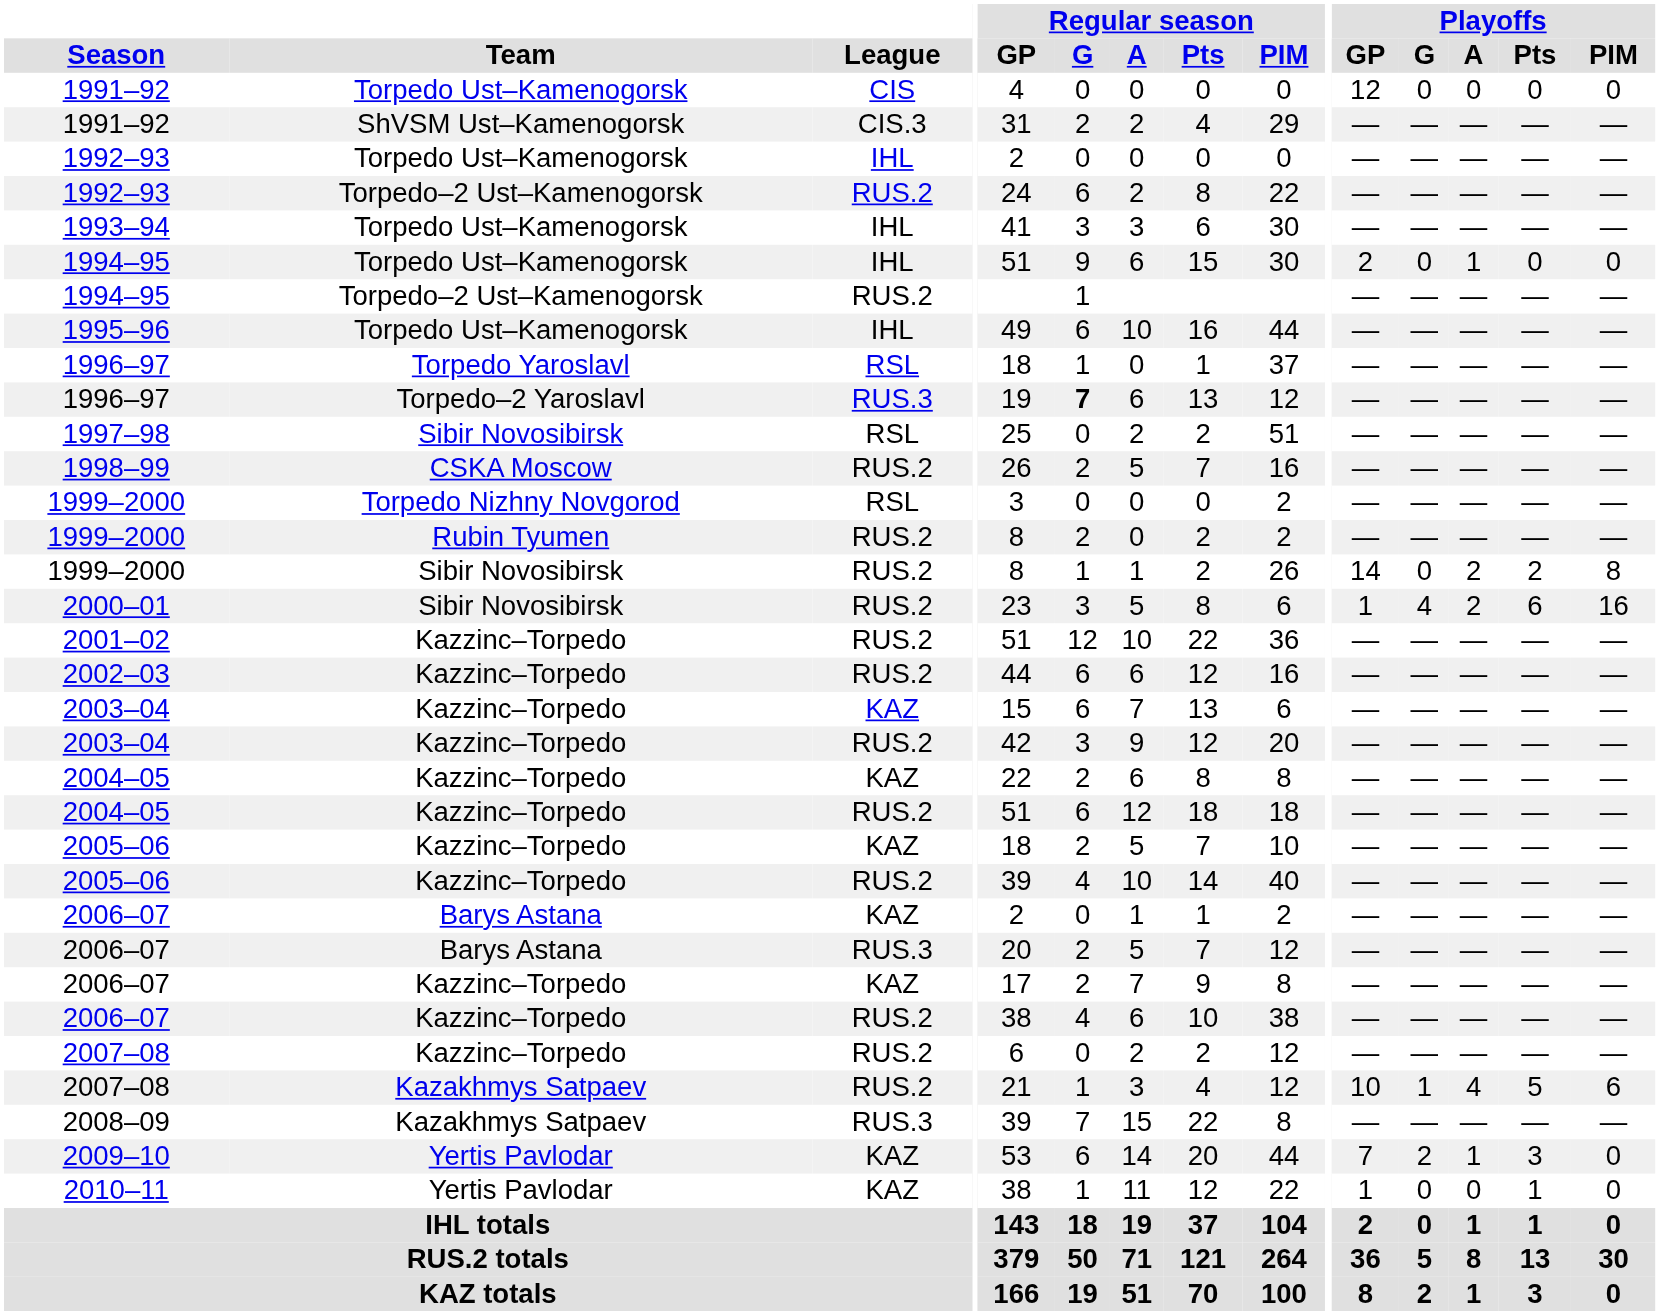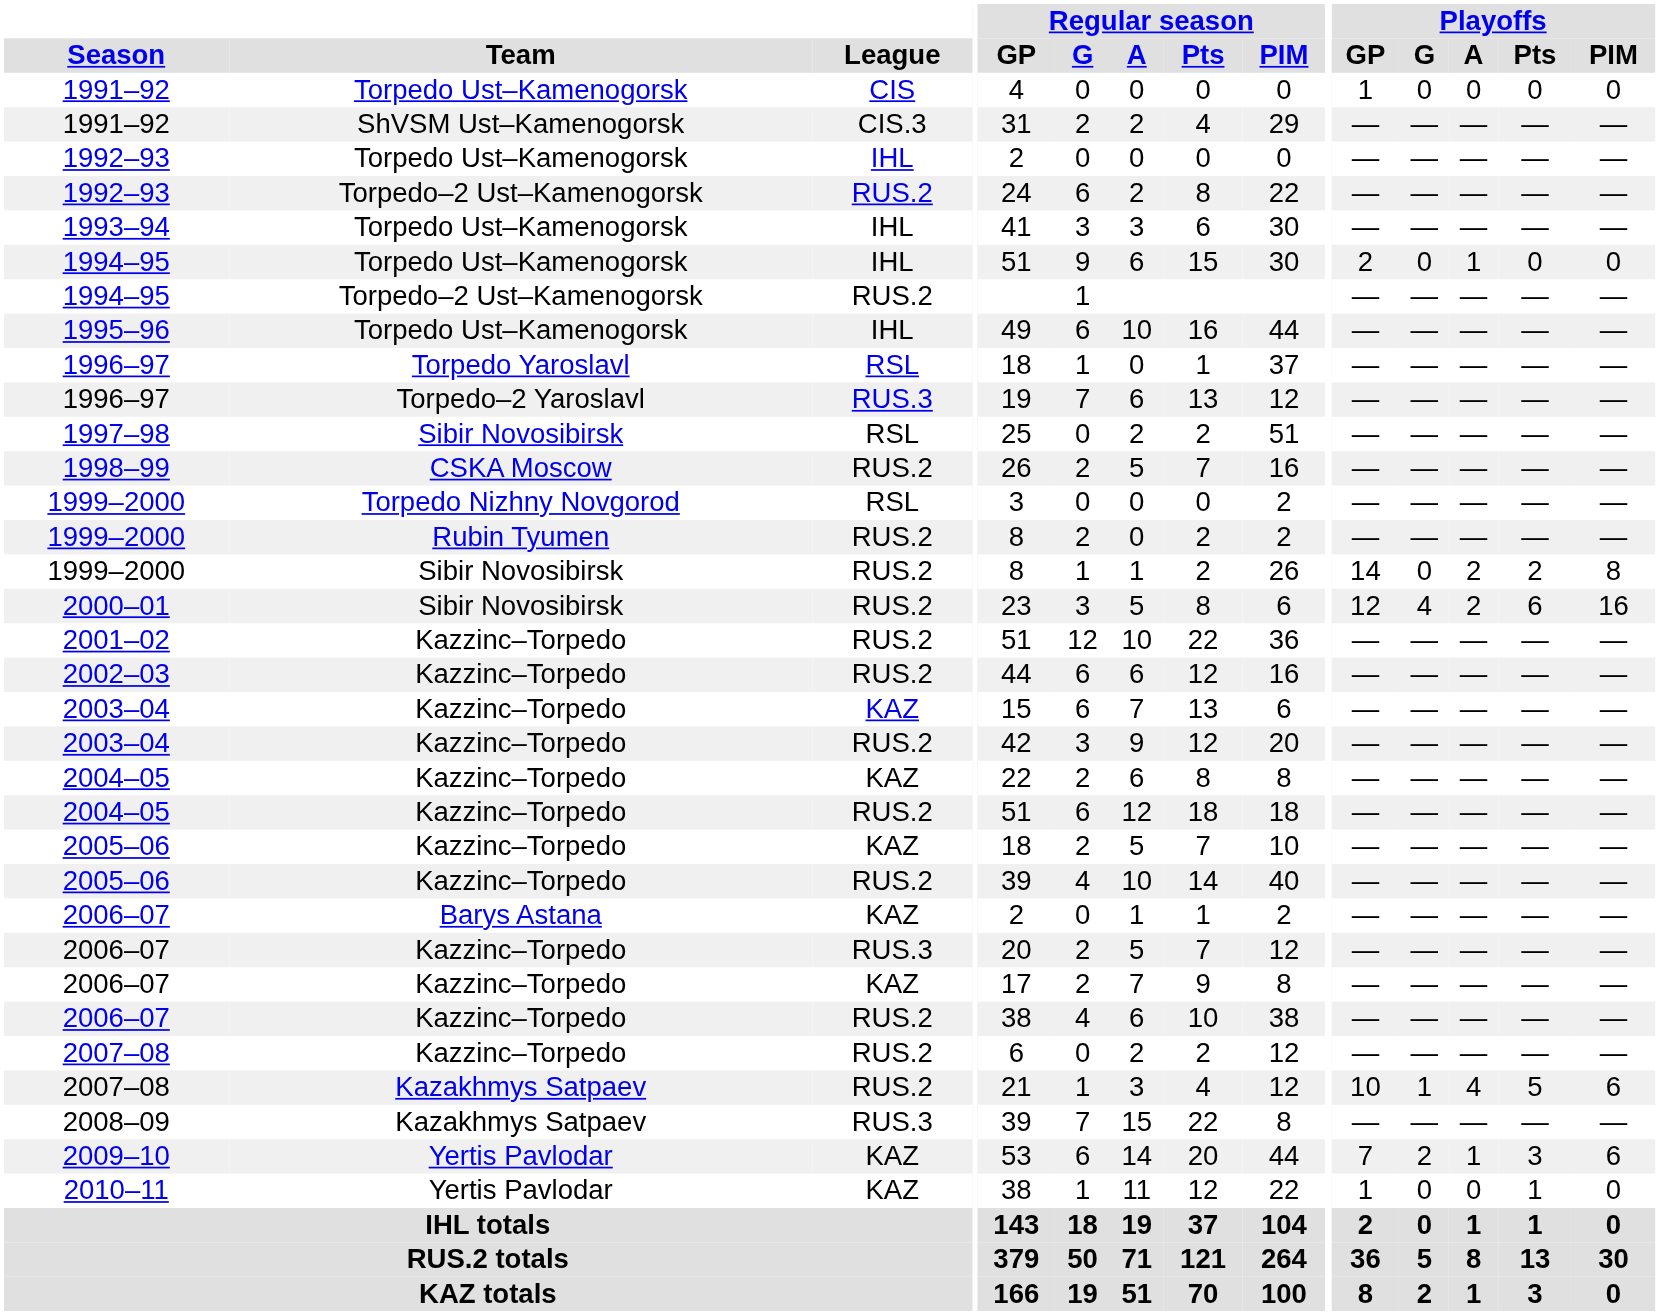(1365, 89) 12 -> (1365, 89) 1
(1083, 399) bold -> (1083, 399) normal
(1365, 605) 1 -> (1365, 605) 12
(521, 949) Barys Astana -> (521, 949) Kazzinc–Torpedo
(1613, 1156) 0 -> (1613, 1156) 6
